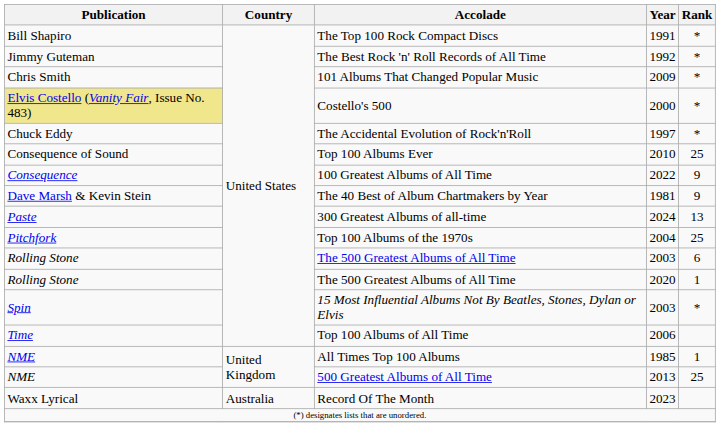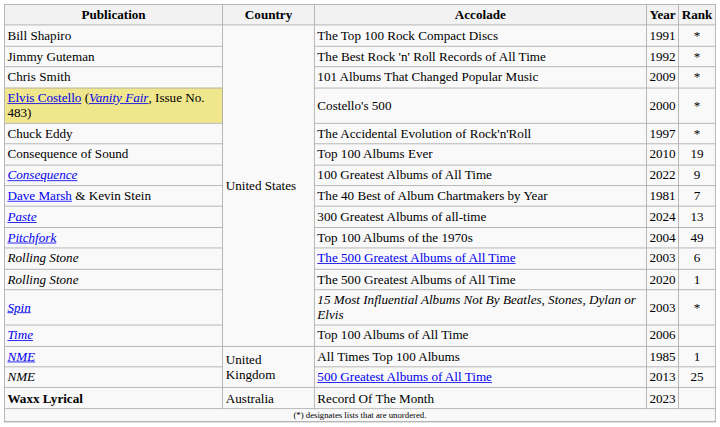(697, 154) 25 -> (697, 154) 19
(697, 196) 9 -> (697, 196) 7
(697, 237) 25 -> (697, 237) 49
(43, 398) normal -> (45, 398) bold
